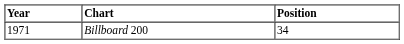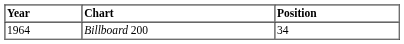(18, 30) 1971 -> (18, 30) 1964
